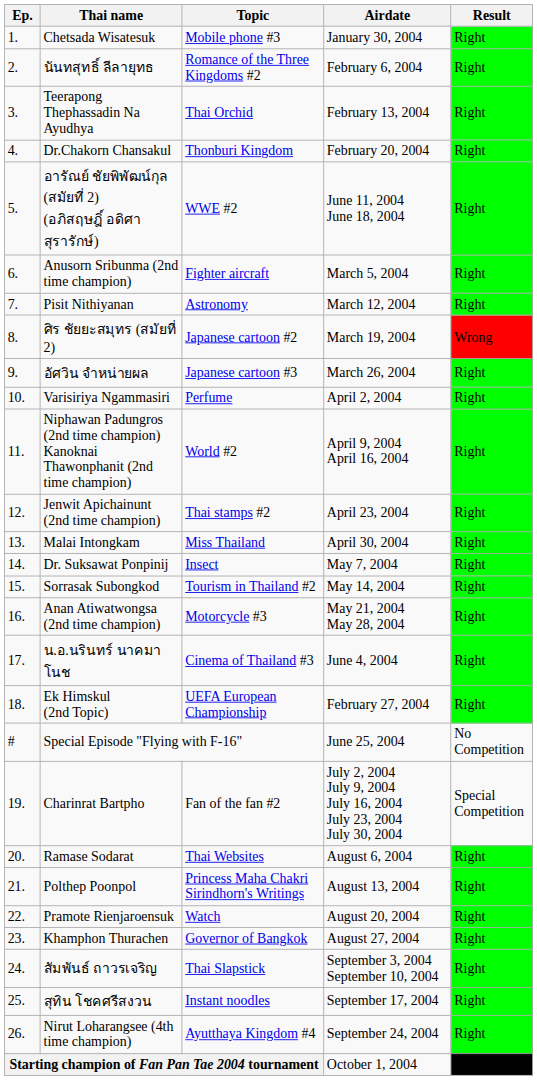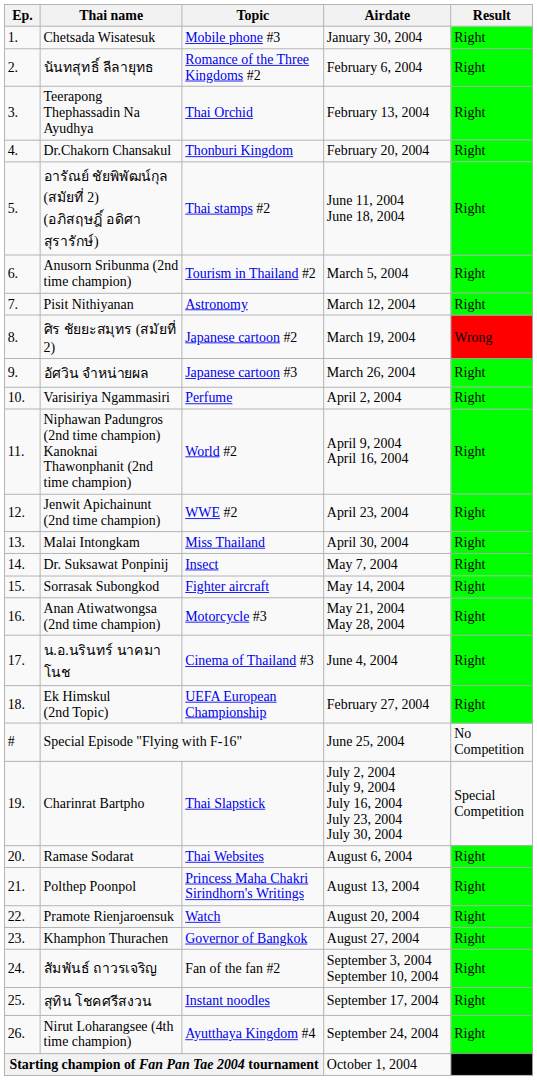(211, 208) WWE #2 -> (228, 208) Thai stamps #2
(227, 274) Fighter aircraft -> (251, 274) Tourism in Thailand #2
(228, 512) Thai stamps #2 -> (211, 512) WWE #2
(251, 586) Tourism in Thailand #2 -> (227, 586) Fighter aircraft
(233, 803) Fan of the fan #2 -> (225, 803) Thai Slapstick
(225, 968) Thai Slapstick -> (233, 968) Fan of the fan #2
